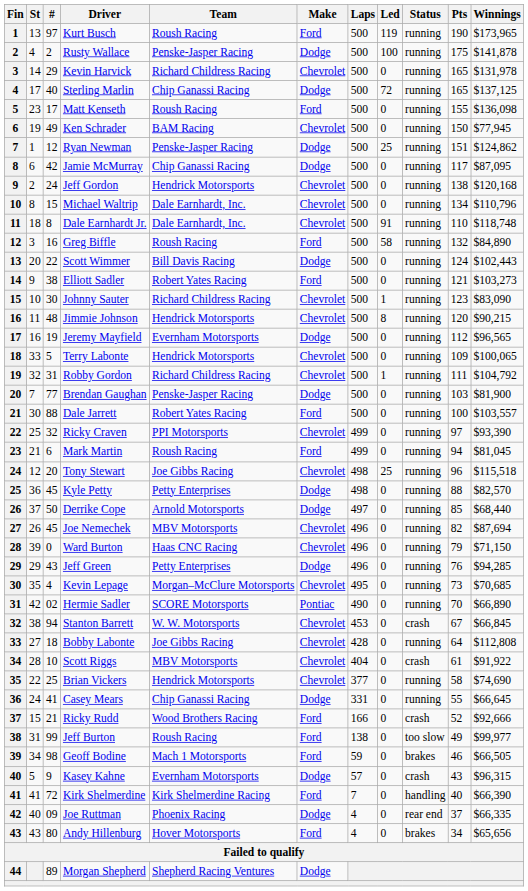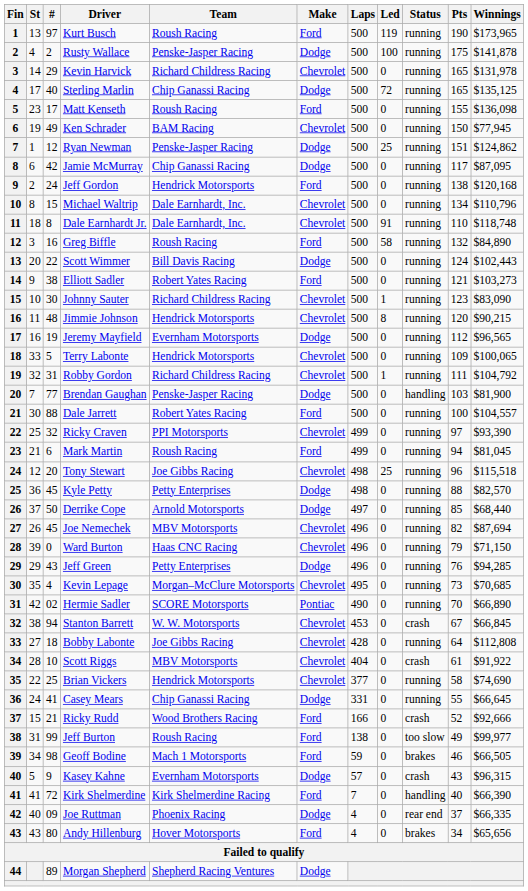(495, 90) $137,125 -> (495, 90) $135,125
(323, 185) Chevrolet -> (311, 185) Ford
(423, 395) running -> (425, 395) handling
(495, 414) $103,557 -> (495, 414) $104,557
